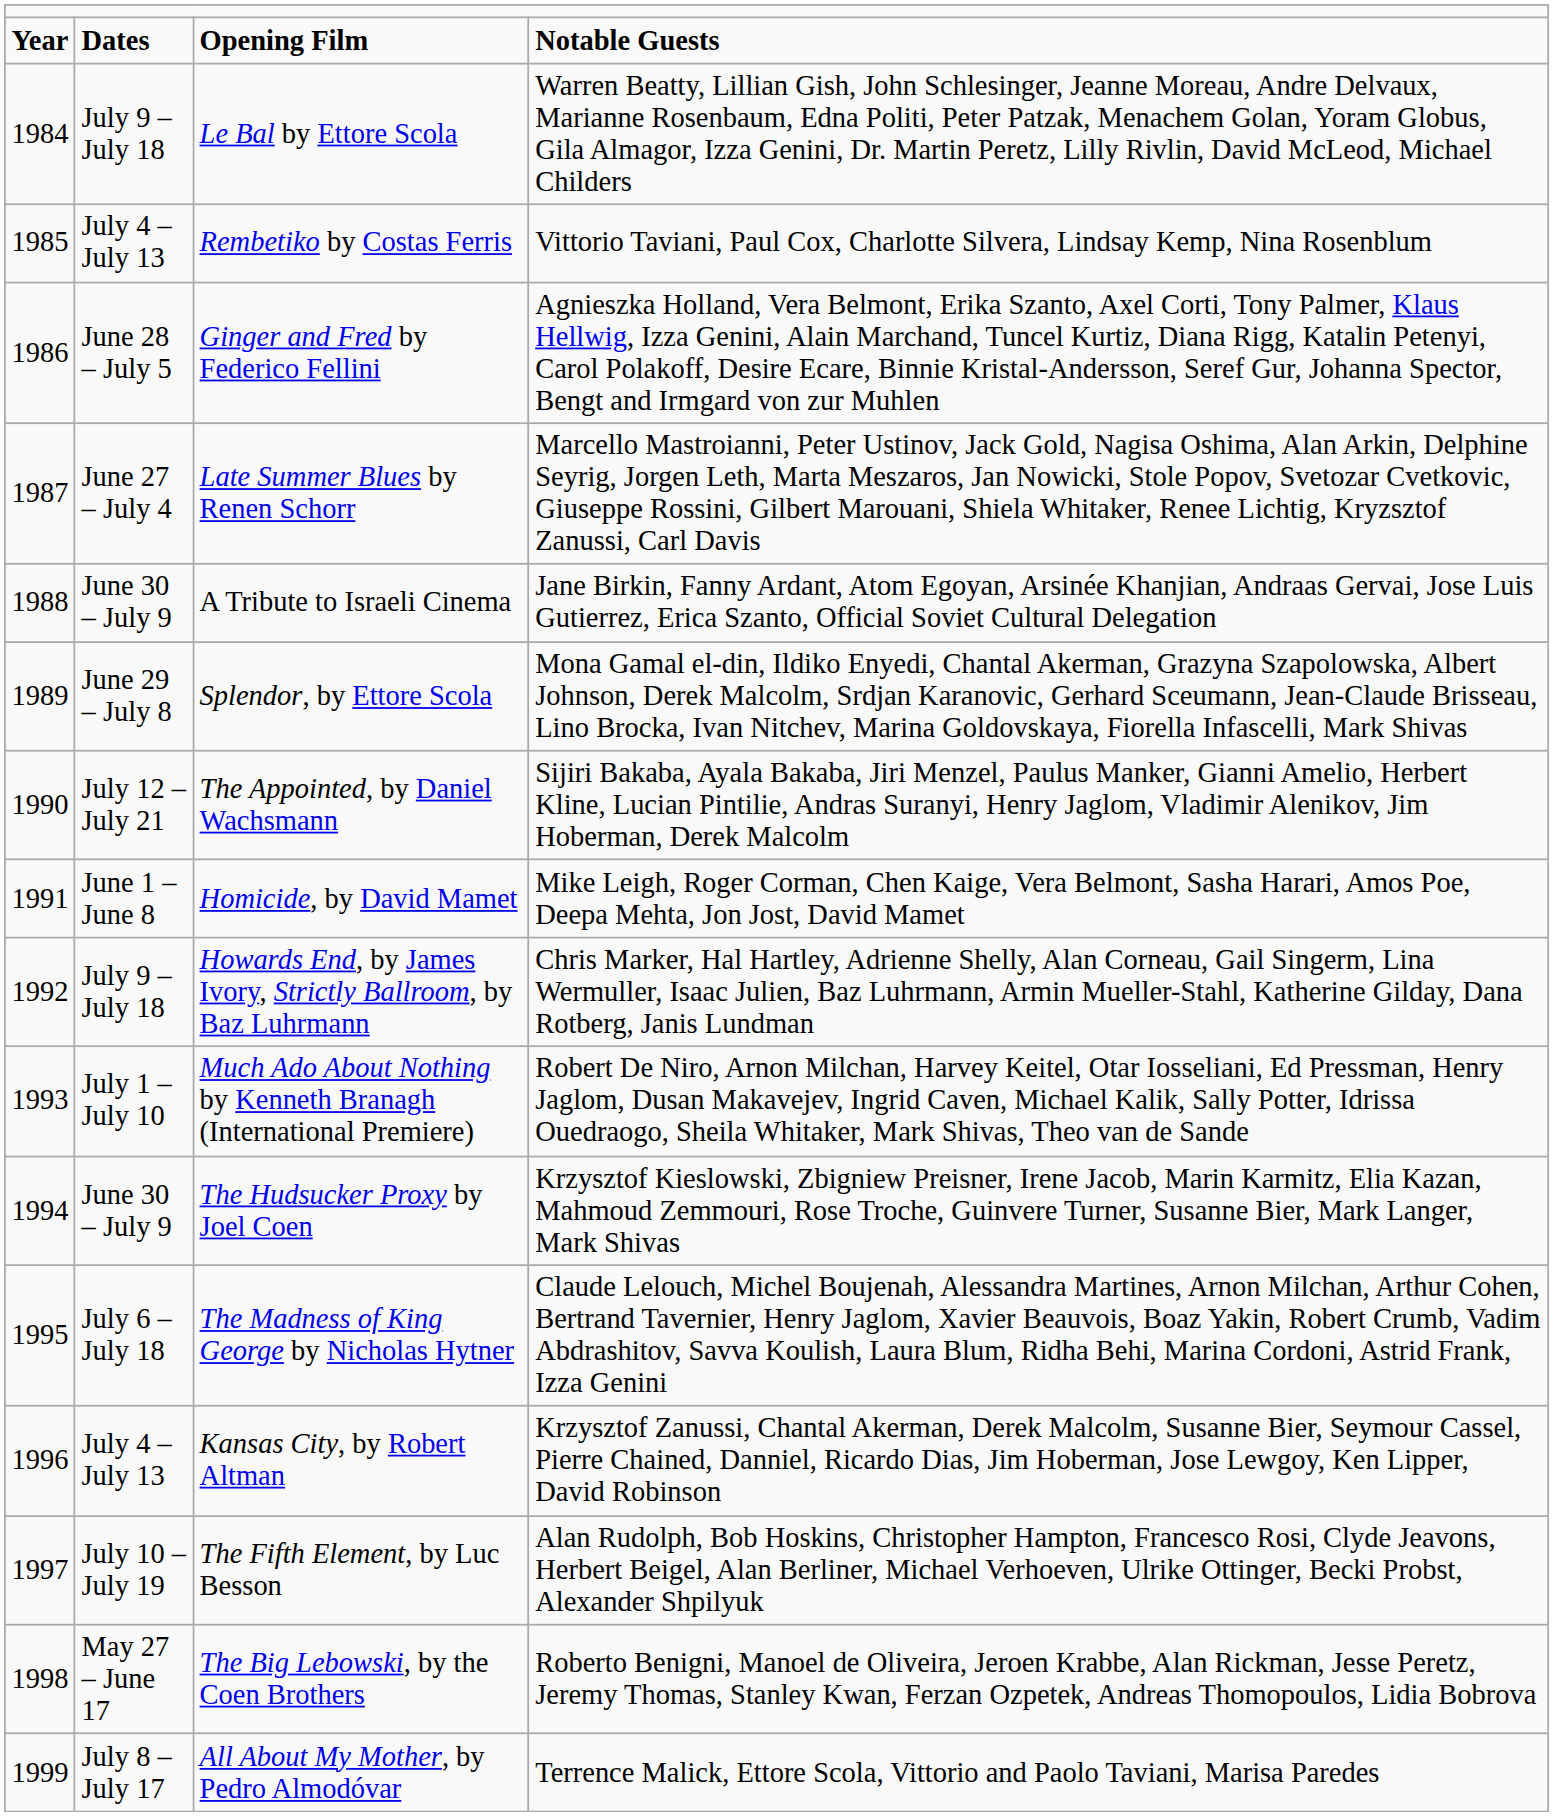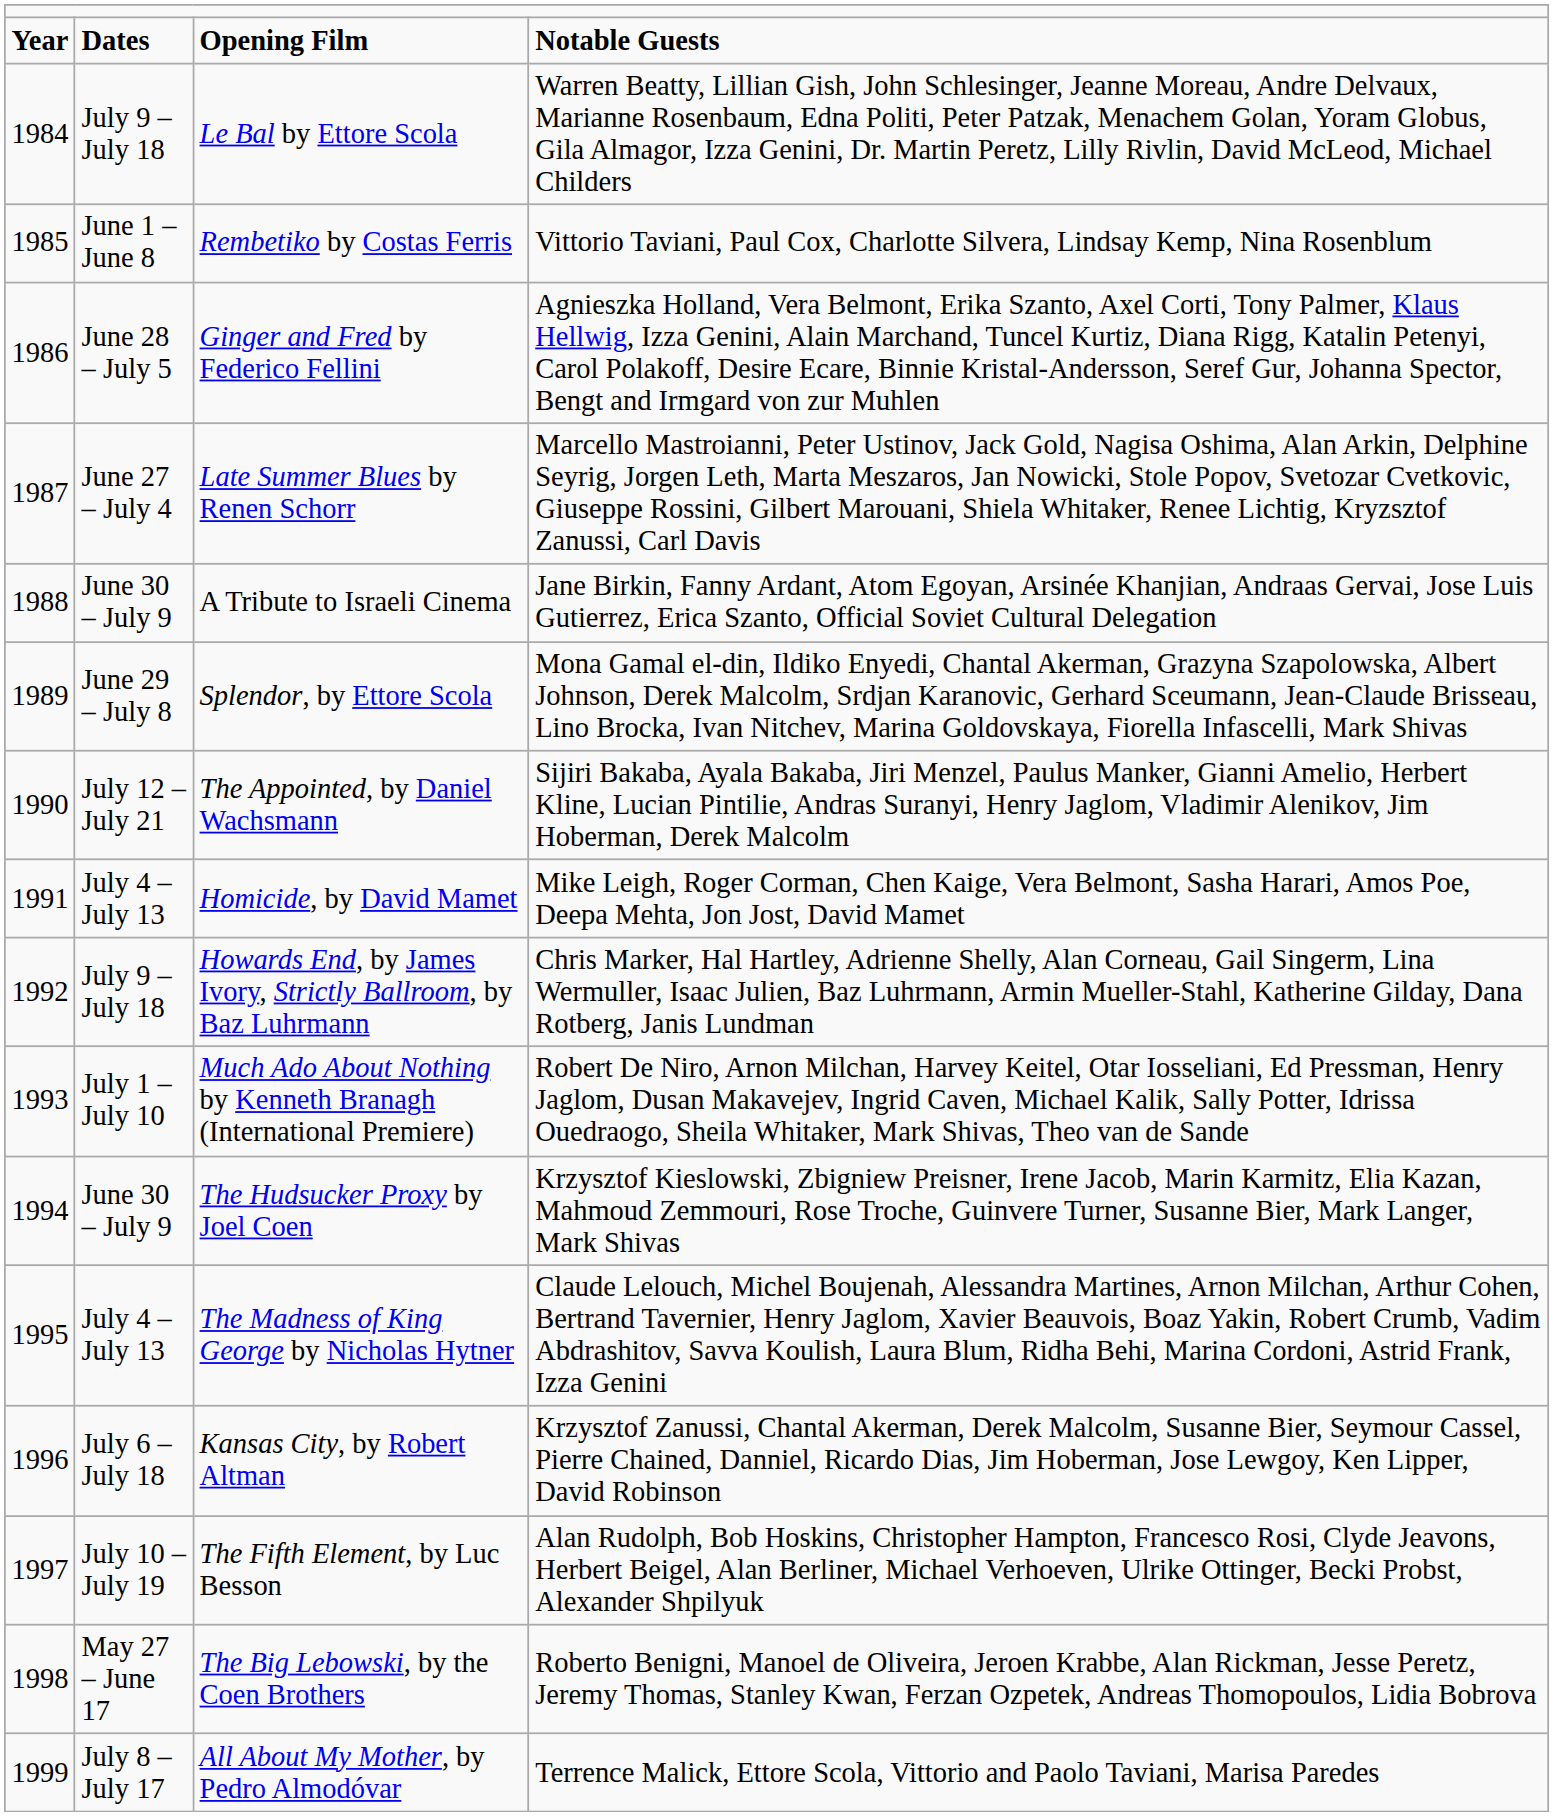(127, 242) July 4 – July 13 -> (129, 242) June 1 – June 8
(129, 898) June 1 – June 8 -> (127, 898) July 4 – July 13
(127, 1335) July 6 – July 18 -> (127, 1335) July 4 – July 13
(127, 1460) July 4 – July 13 -> (127, 1460) July 6 – July 18
